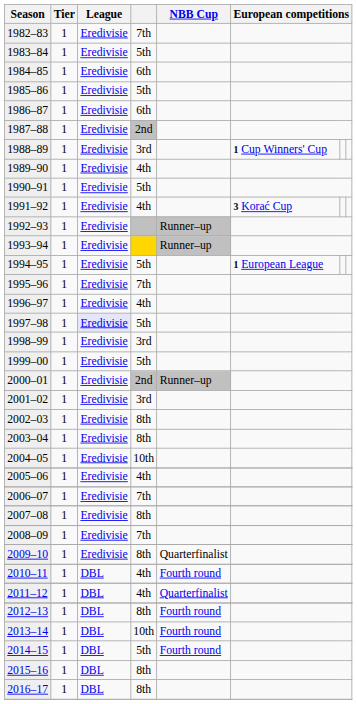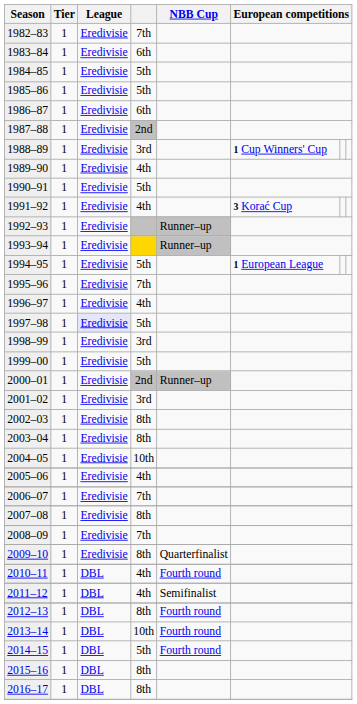(144, 52) 5th -> (144, 52) 6th
(144, 71) 6th -> (144, 71) 5th
(194, 592) Quarterfinalist -> (188, 592) Semifinalist
